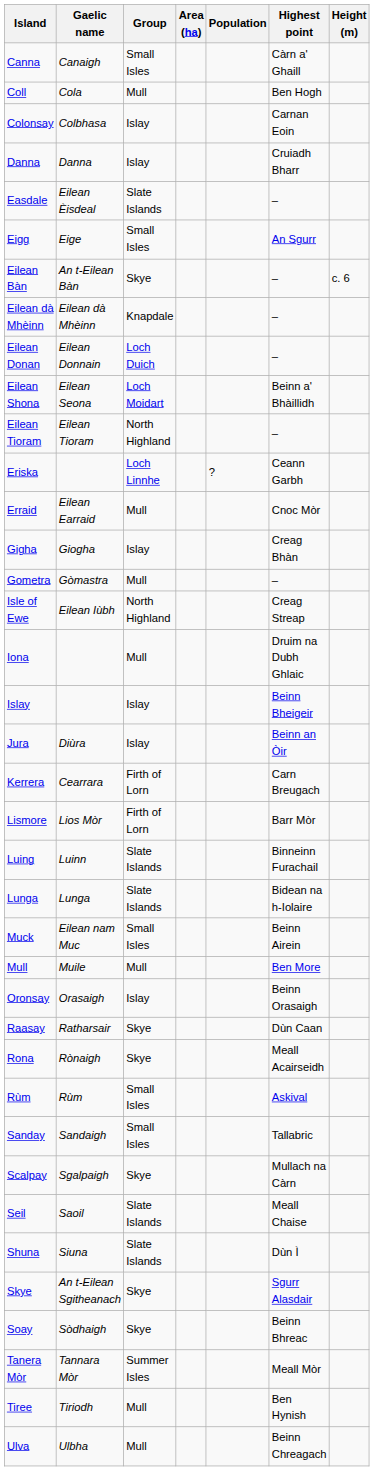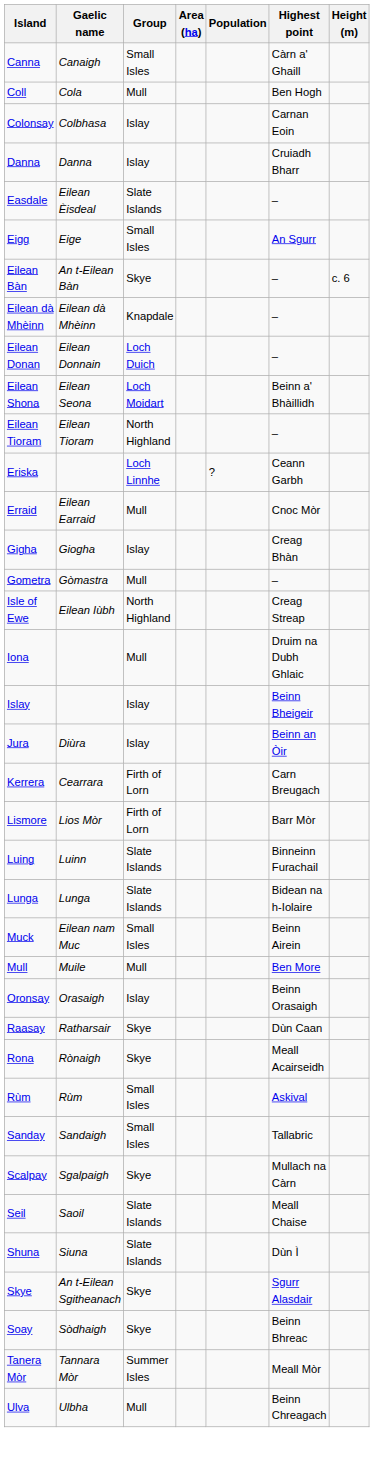- row: (19, 1407)
